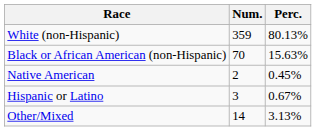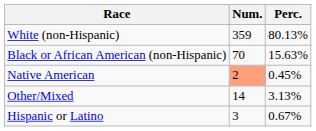(235, 75) no background -> (235, 75) lightsalmon background
rows swapped: (40, 116) <-> (55, 95)
